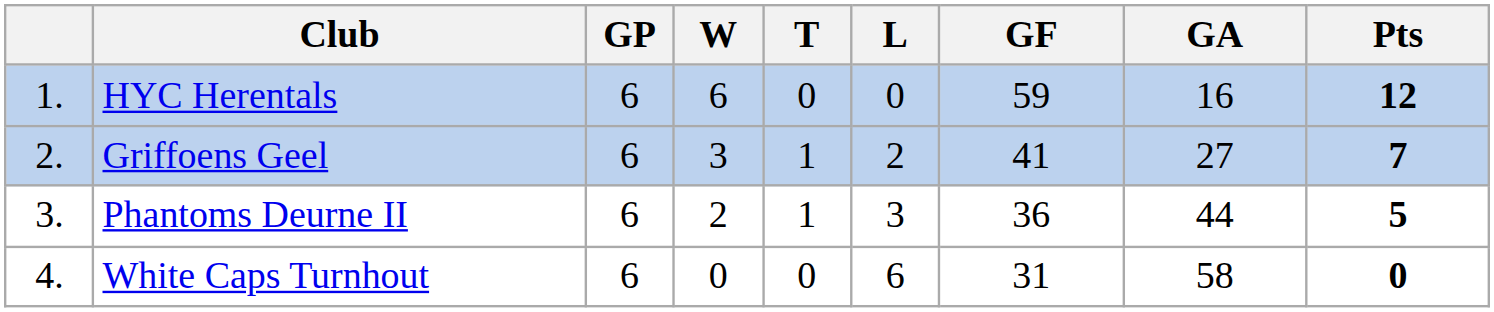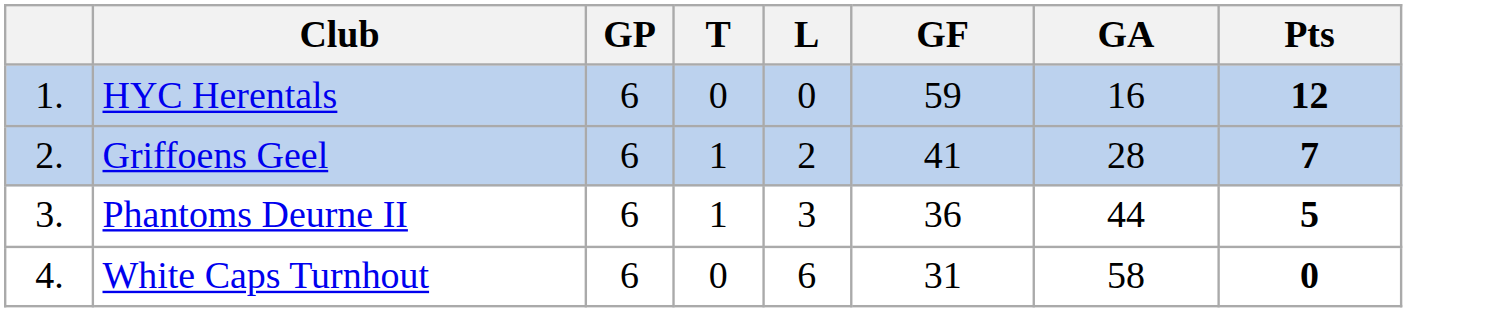- column: (718, 34)
(1215, 154) 27 -> (1126, 154) 28
